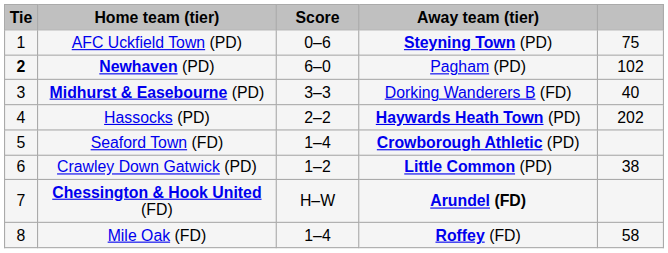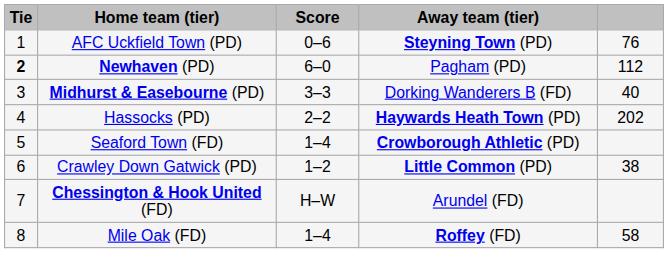(630, 42) 75 -> (630, 42) 76
(630, 68) 102 -> (630, 68) 112
(478, 201) bold -> (478, 201) normal
